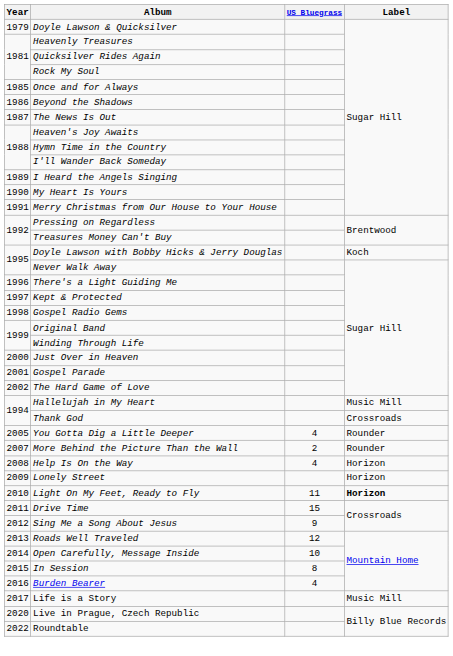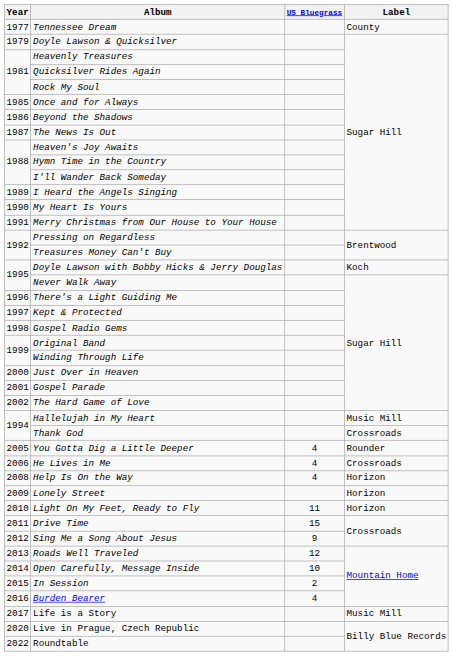+ row: (75, 27)
+ row: (72, 463)
- row: (136, 448)
(366, 493) bold -> (366, 508) normal
(314, 568) 8 -> (314, 584) 2
